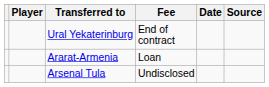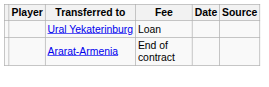(156, 35) End of contract -> (149, 29) Loan
(149, 57) Loan -> (156, 51) End of contract
- row: (76, 73)
